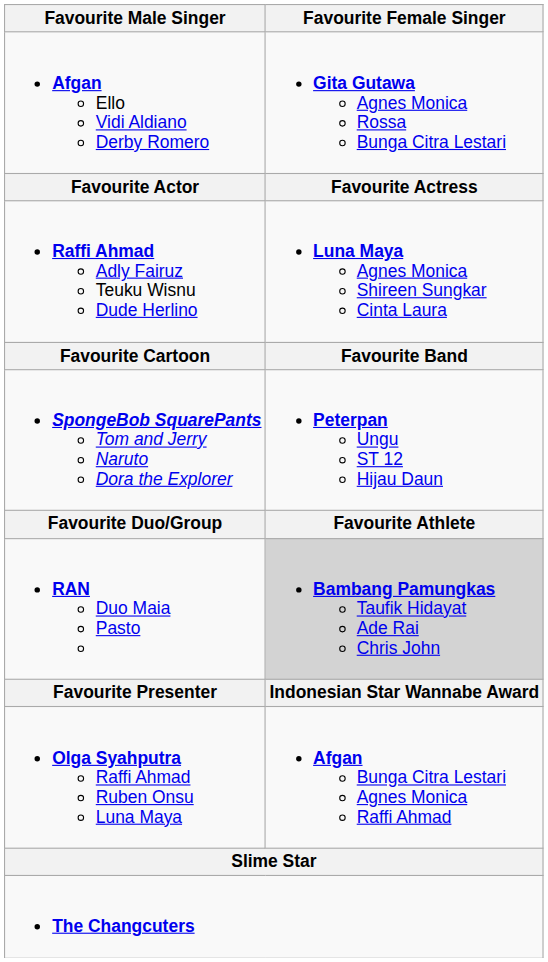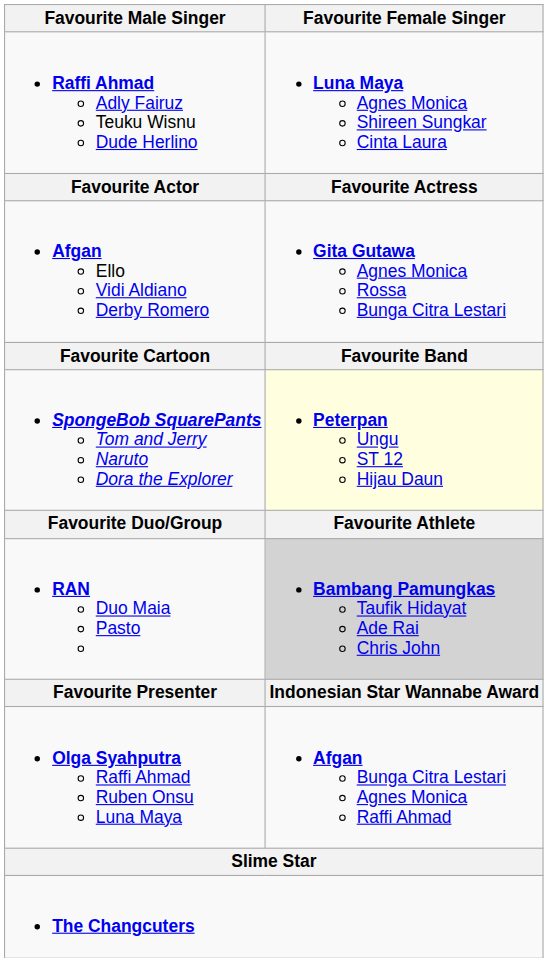rows swapped: (135, 113) <-> (135, 281)
(404, 450) no background -> (404, 450) lightyellow background
